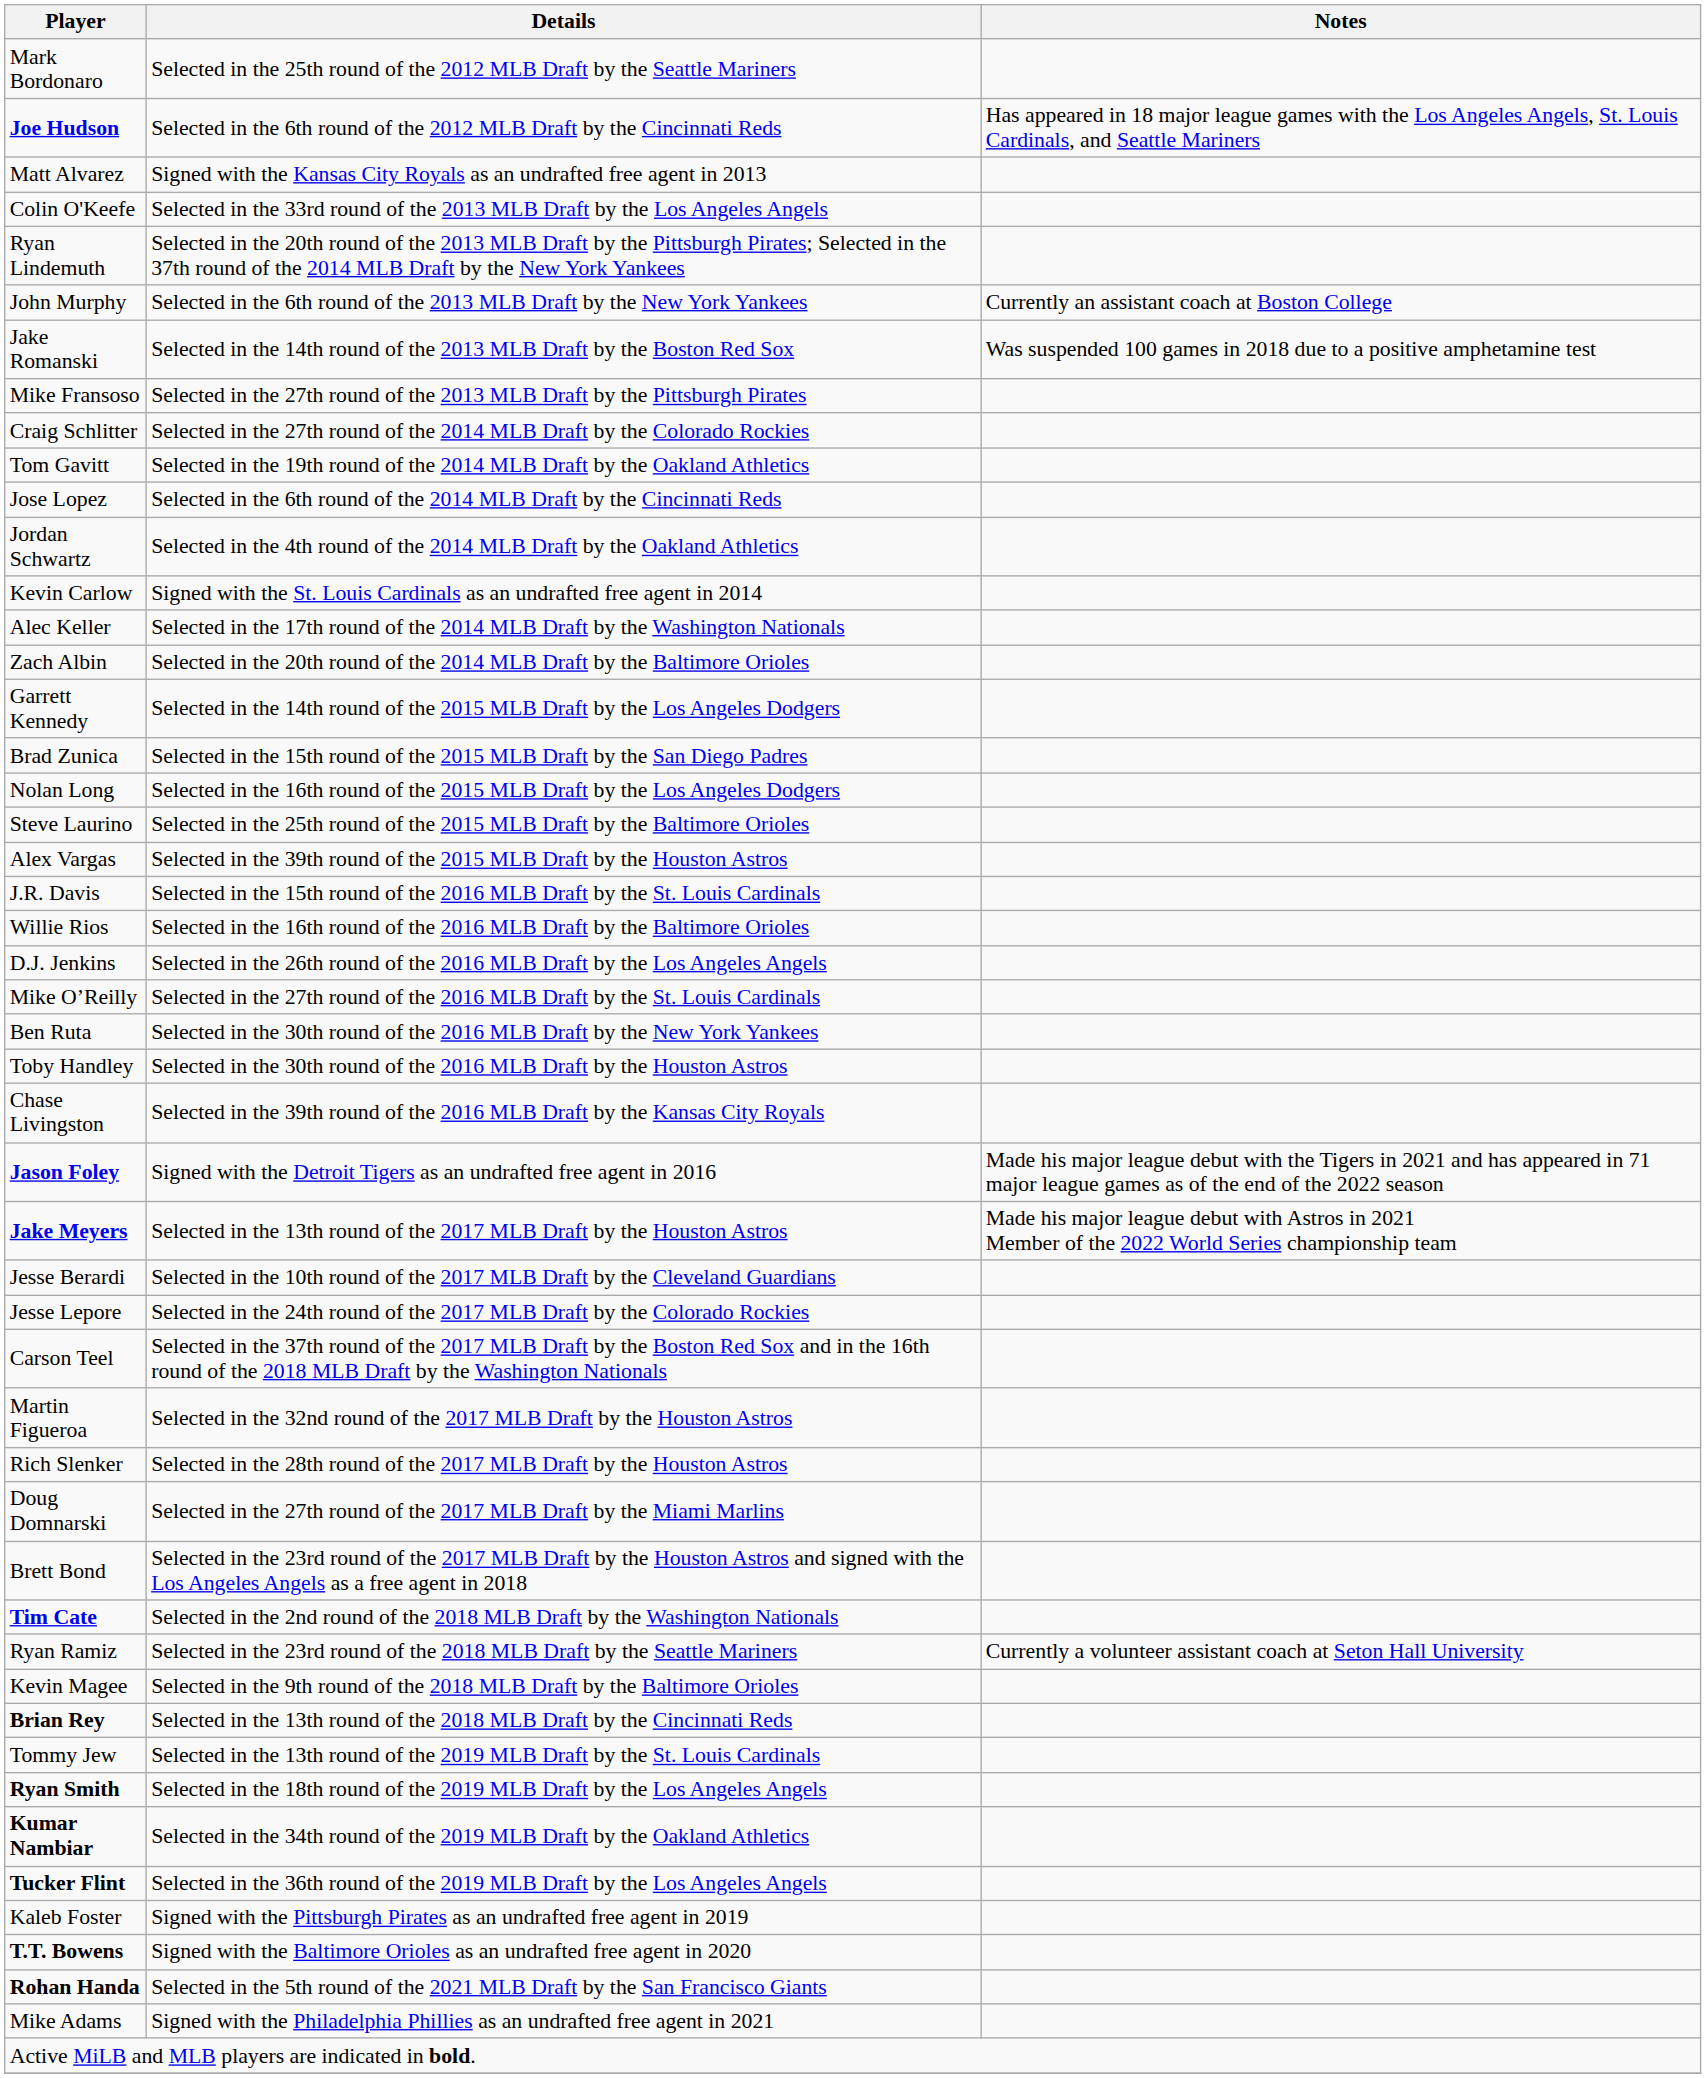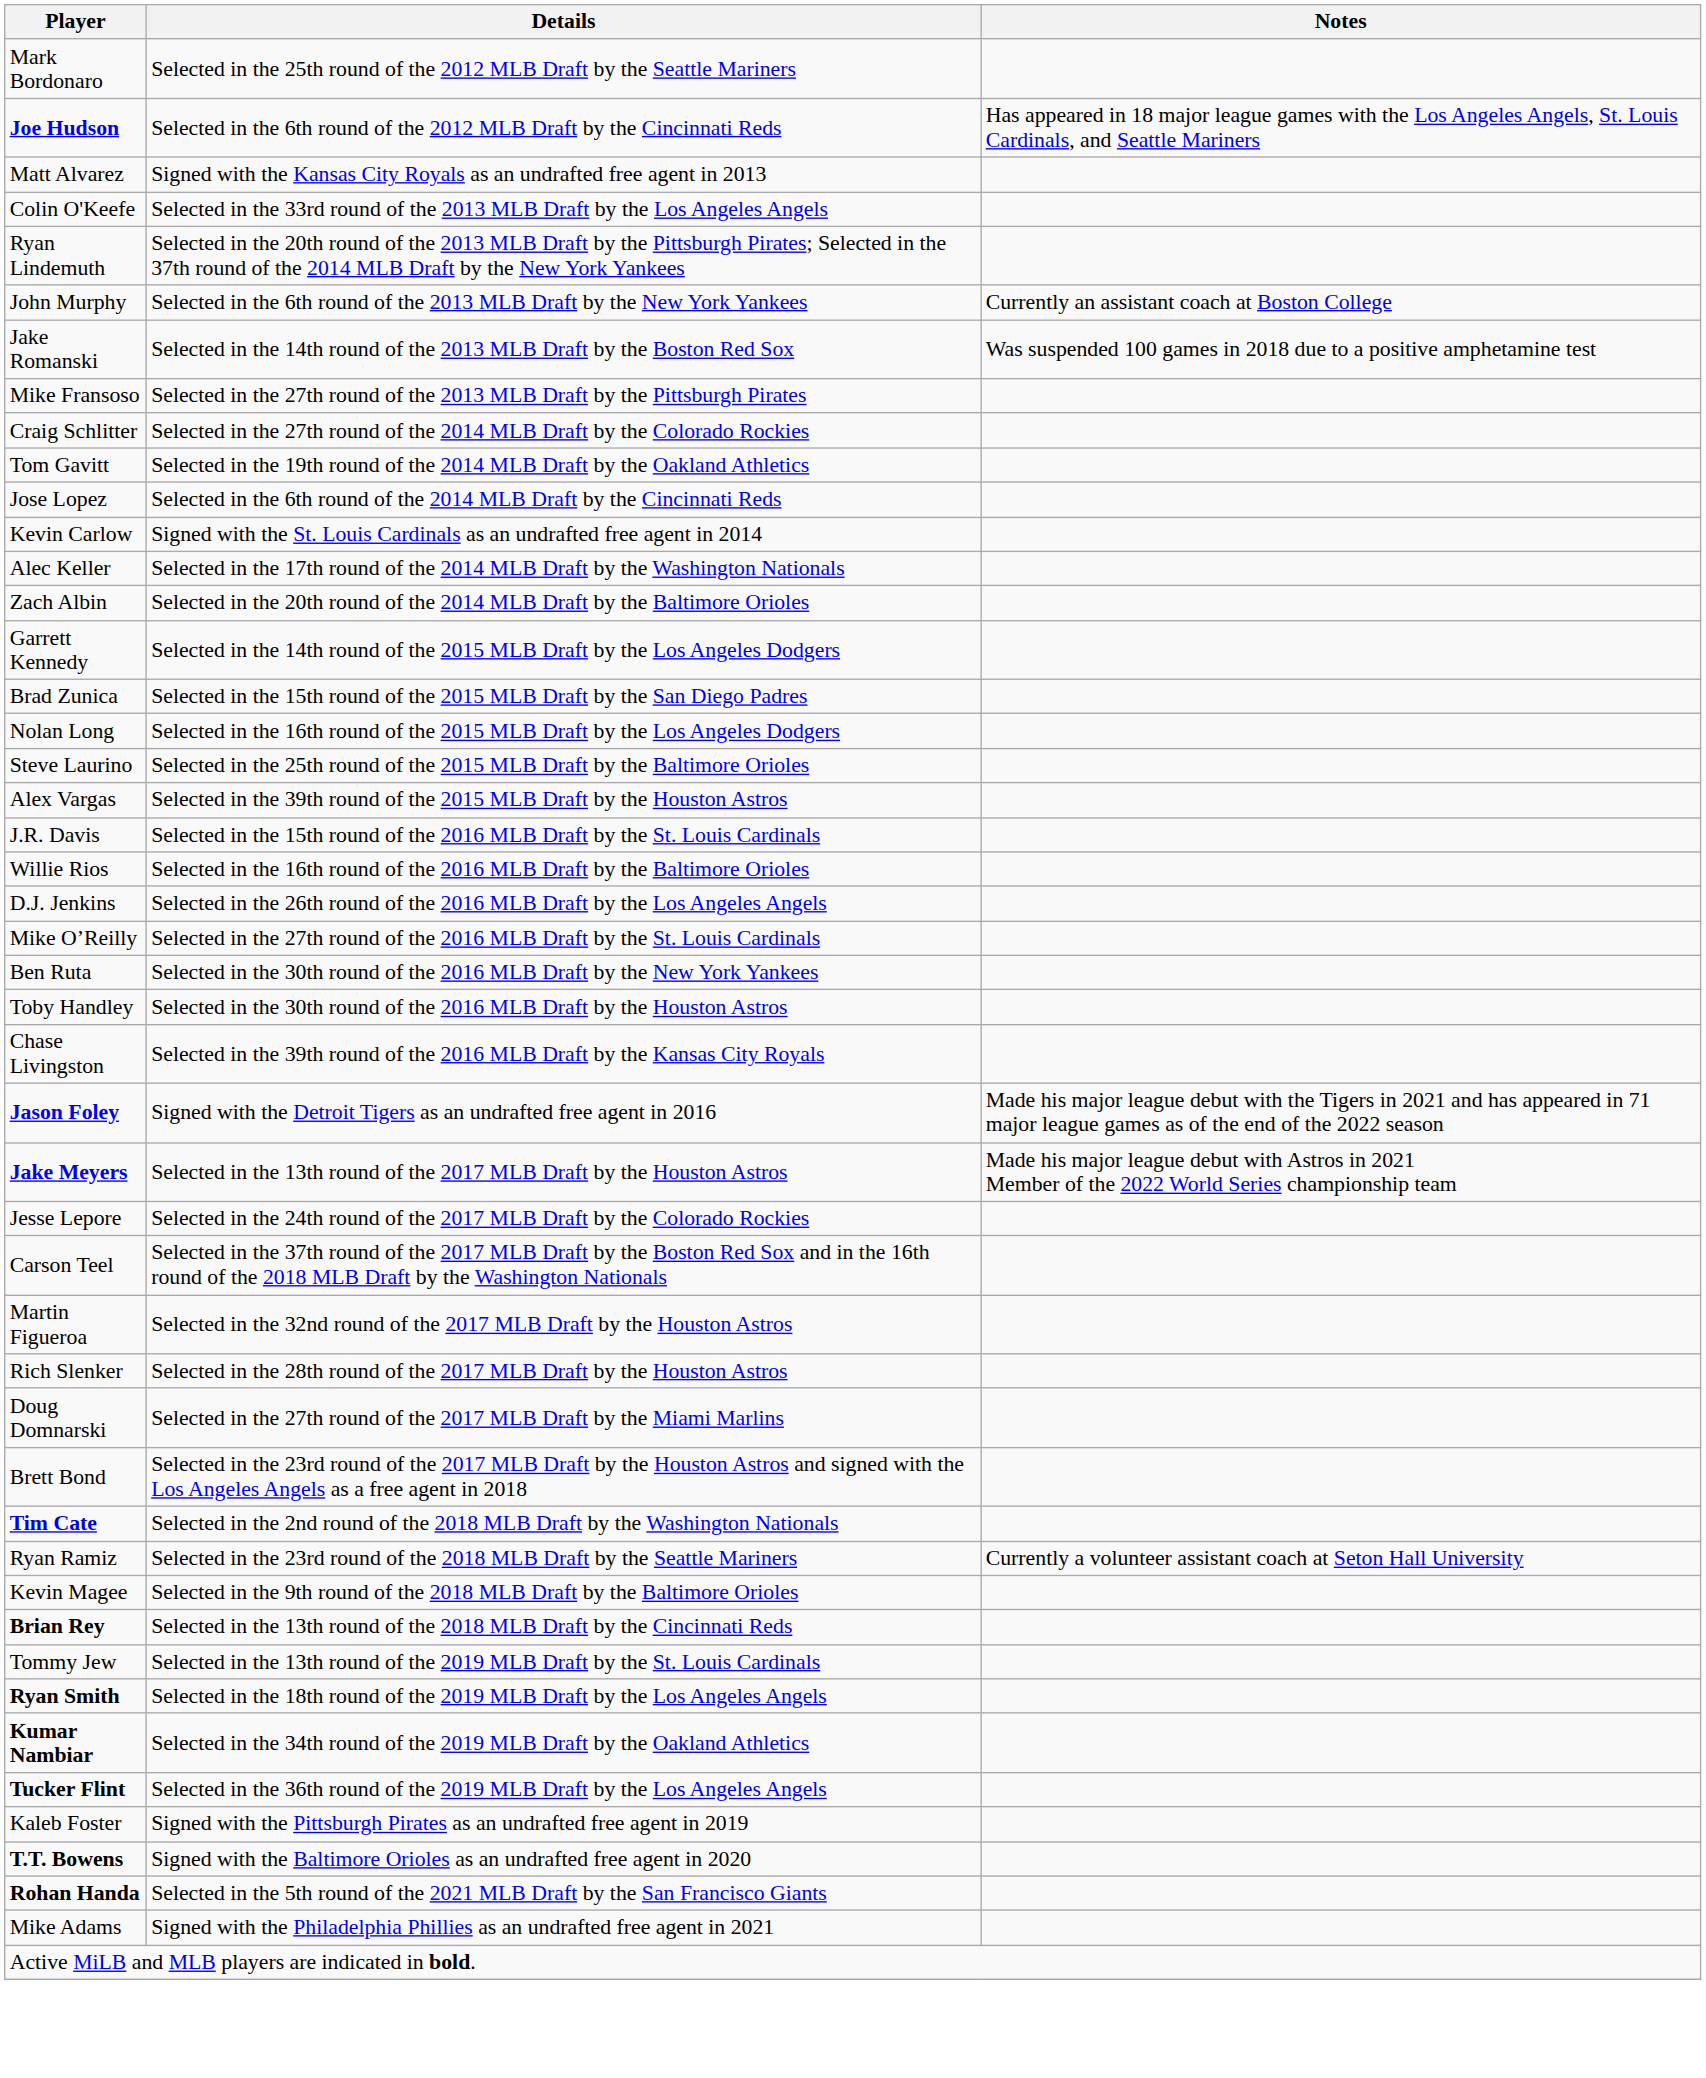- row: (50, 546)
- row: (67, 1277)
